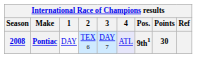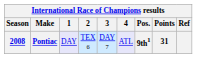(69, 42) no background -> (69, 42) lavender background
(164, 42) 30 -> (164, 42) 31
